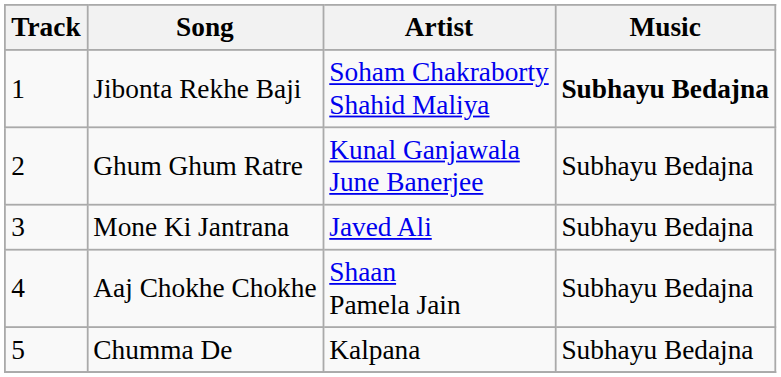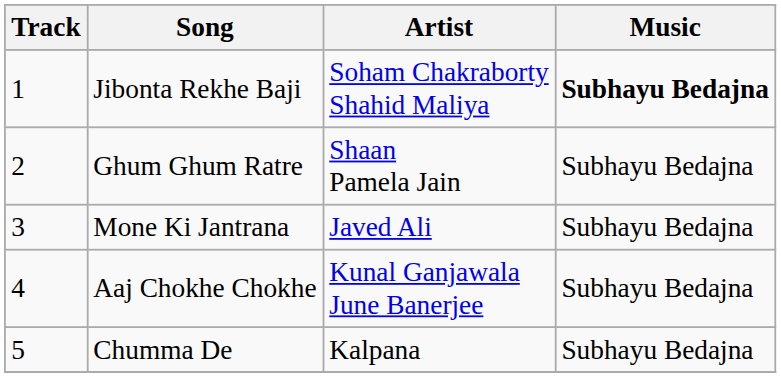(425, 166) Kunal Ganjawala June Banerjee -> (395, 166) Shaan Pamela Jain
(395, 288) Shaan Pamela Jain -> (425, 288) Kunal Ganjawala June Banerjee
